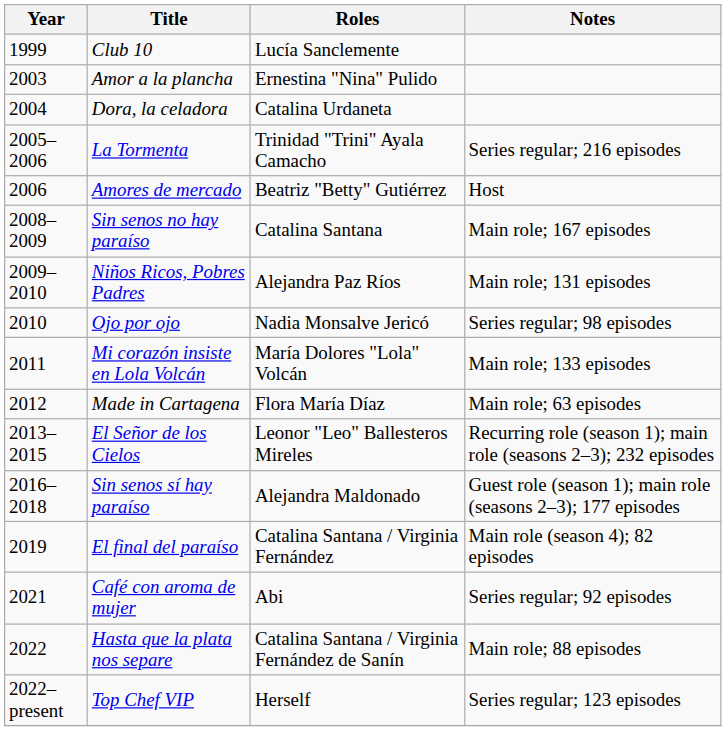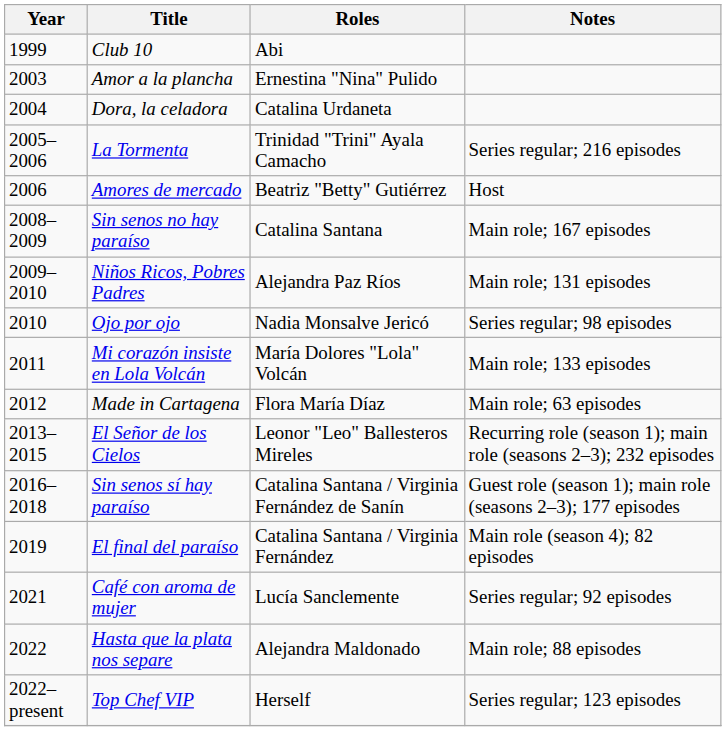(327, 49) Lucía Sanclemente -> (269, 49) Abi
(338, 495) Alejandra Maldonado -> (357, 495) Catalina Santana / Virginia Fernández de Sanín
(269, 597) Abi -> (327, 597) Lucía Sanclemente
(357, 649) Catalina Santana / Virginia Fernández de Sanín -> (338, 649) Alejandra Maldonado
